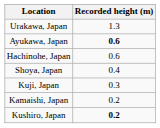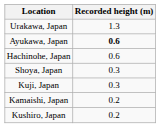(114, 70) 0.4 -> (114, 70) 0.3
(114, 115) bold -> (114, 115) normal
